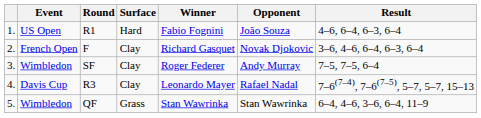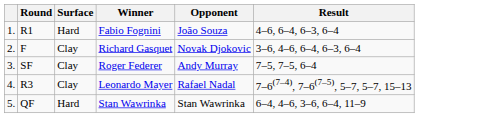- column: (49, 13)
(132, 103) Grass -> (68, 103) Hard
